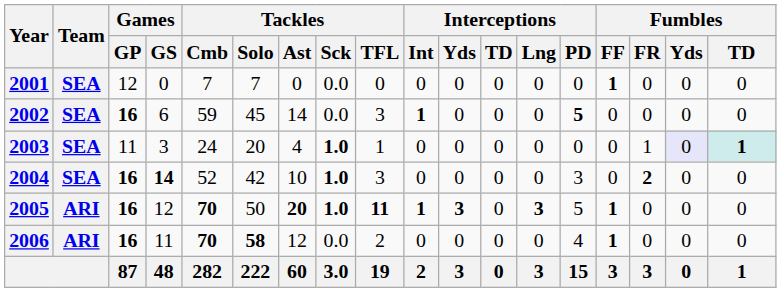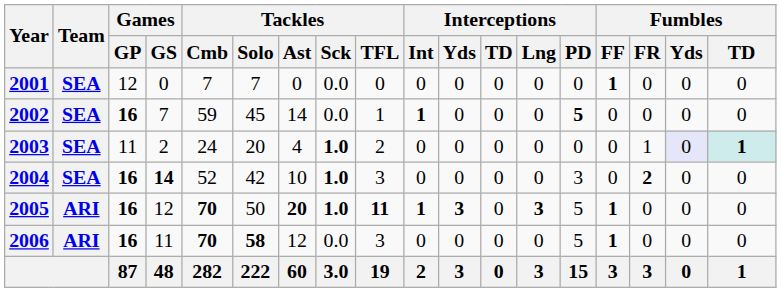(164, 114) 6 -> (164, 114) 7
(380, 114) 3 -> (380, 114) 1
(164, 146) 3 -> (164, 146) 2
(380, 146) 1 -> (380, 146) 2
(380, 240) 2 -> (380, 240) 3
(578, 240) 4 -> (578, 240) 5
